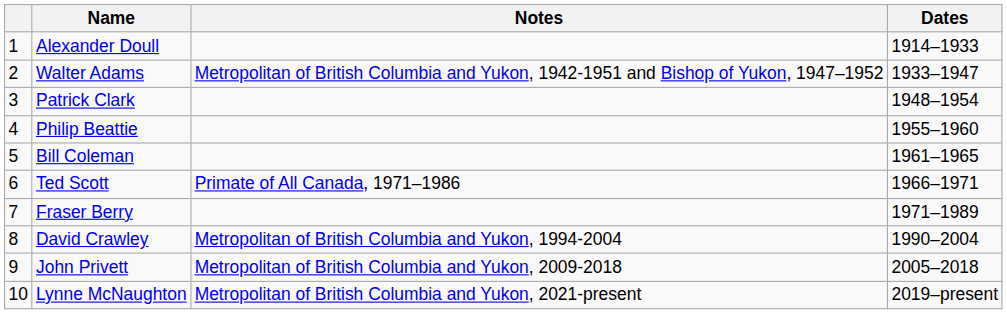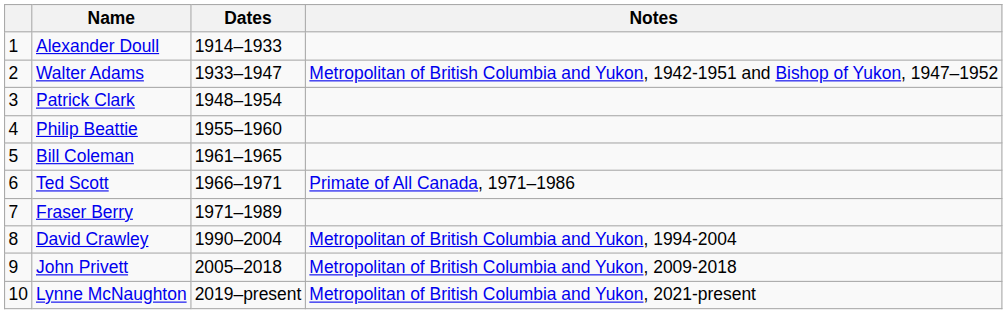columns swapped: (945, 18) <-> (539, 18)
